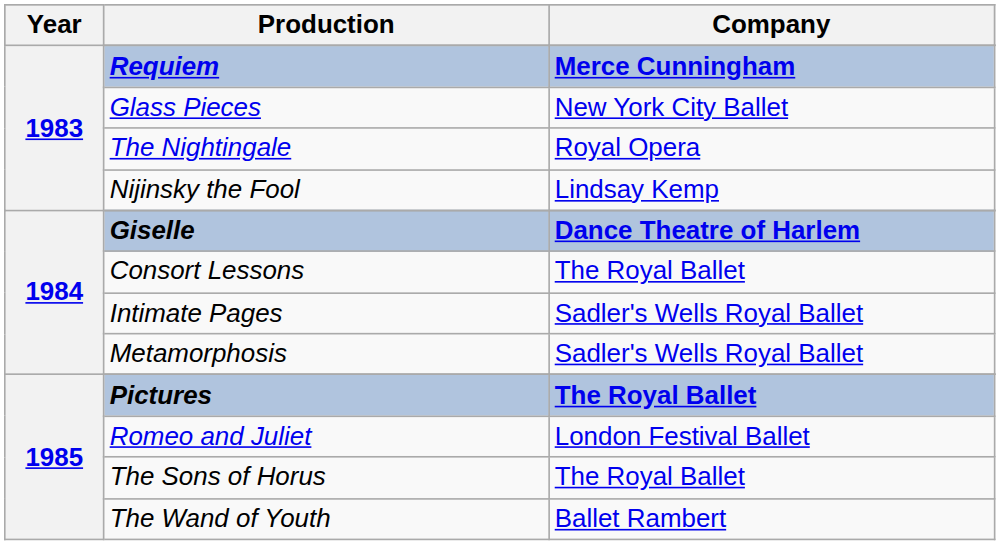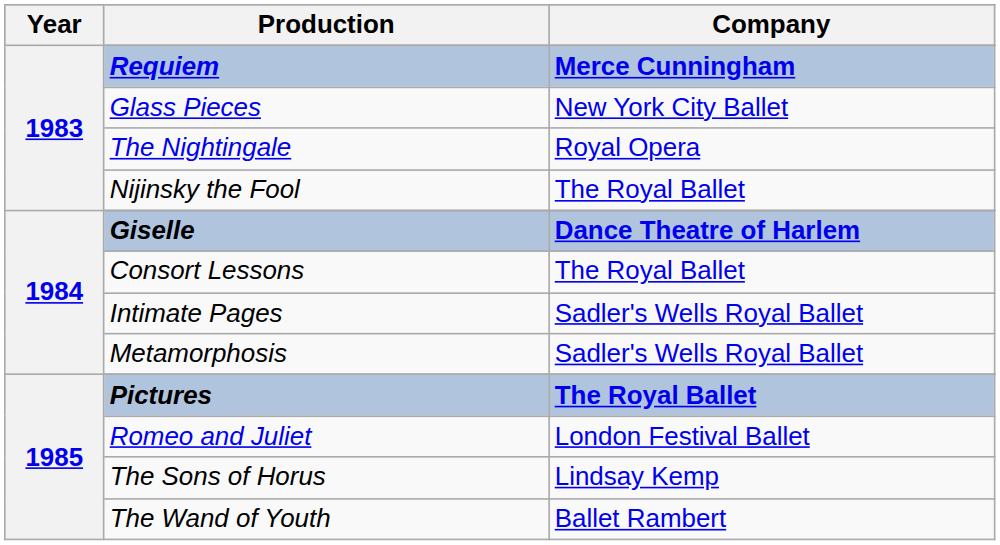(637, 189) Lindsay Kemp -> (650, 189) The Royal Ballet
(650, 477) The Royal Ballet -> (637, 477) Lindsay Kemp
